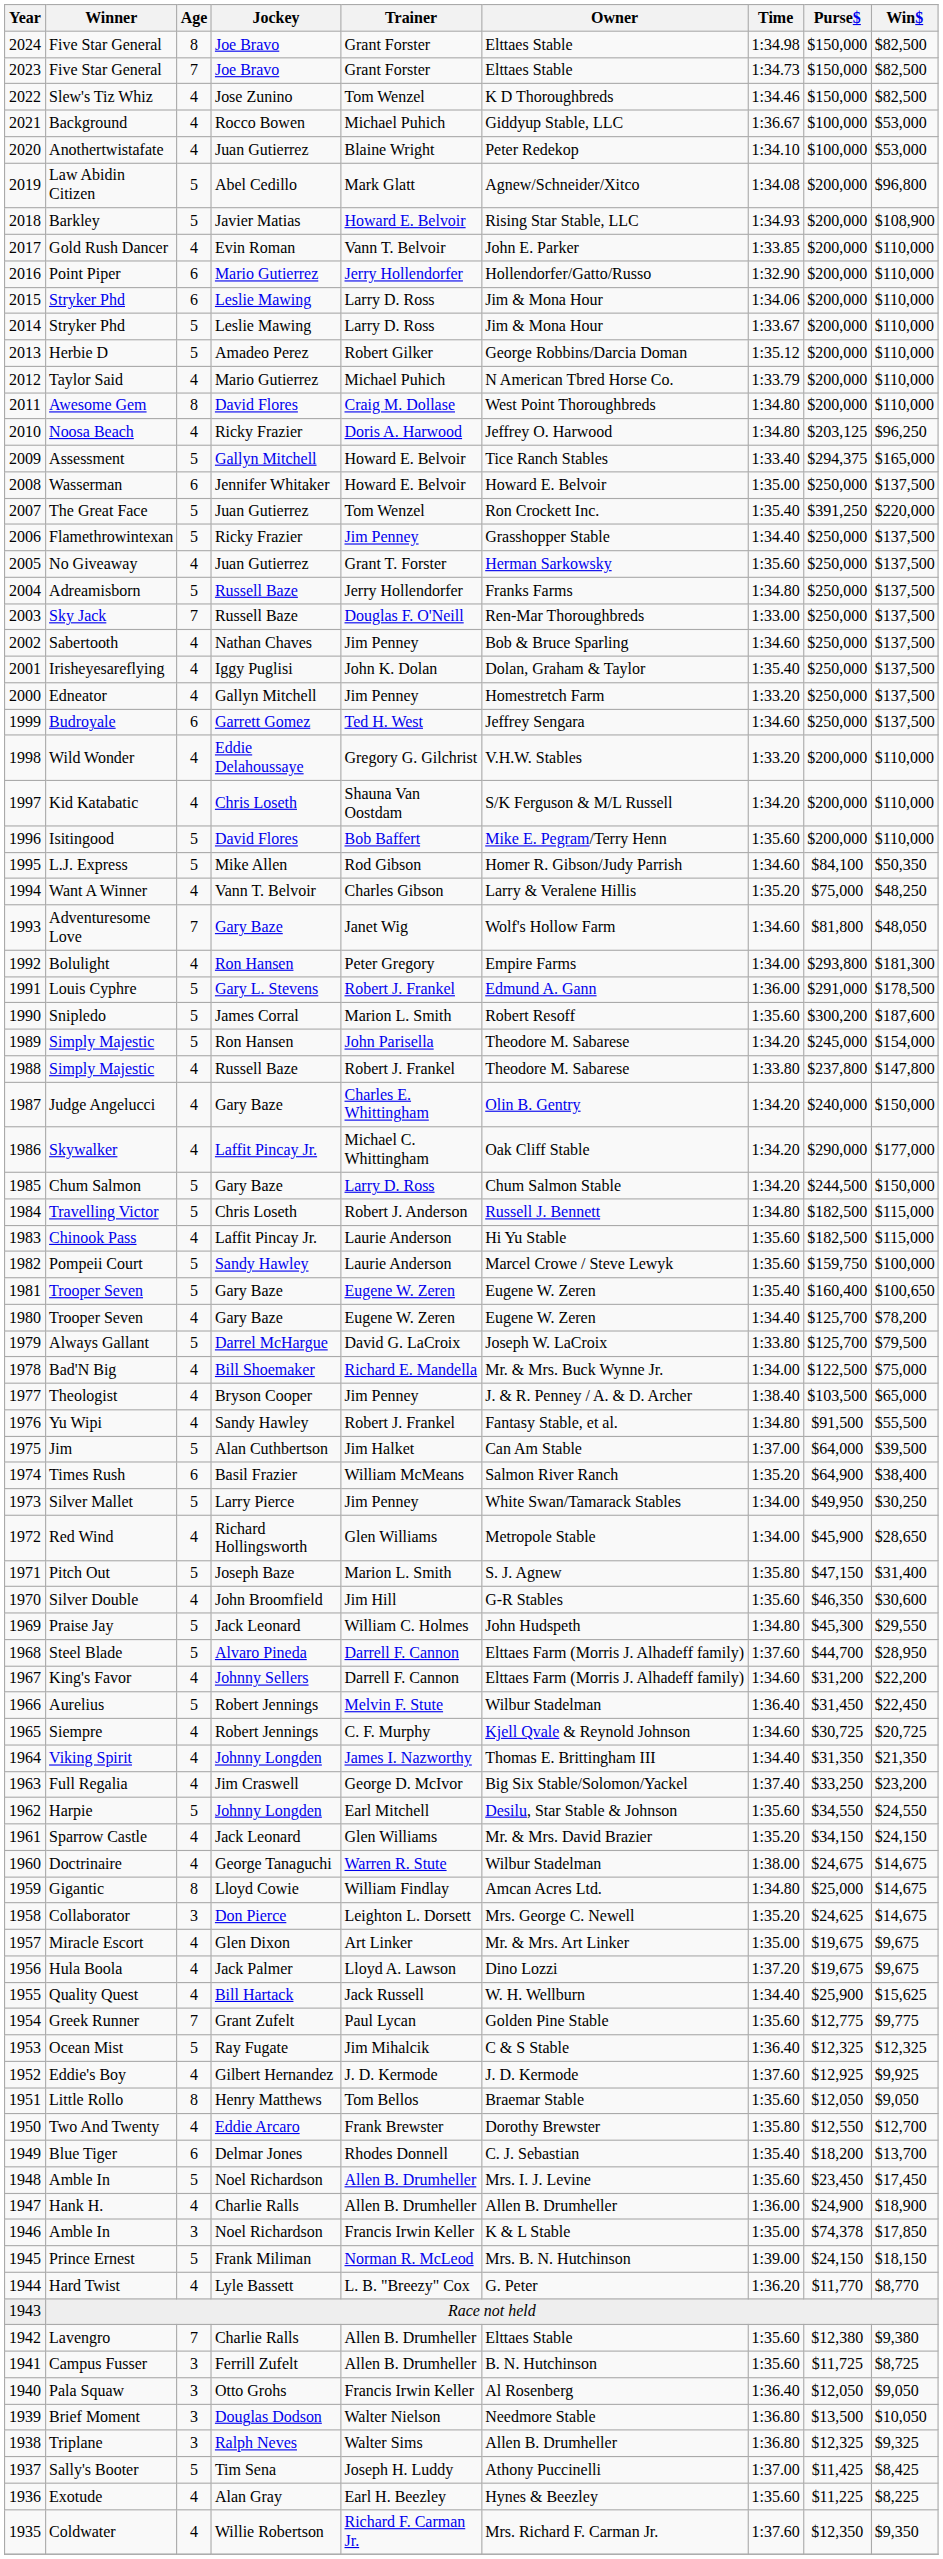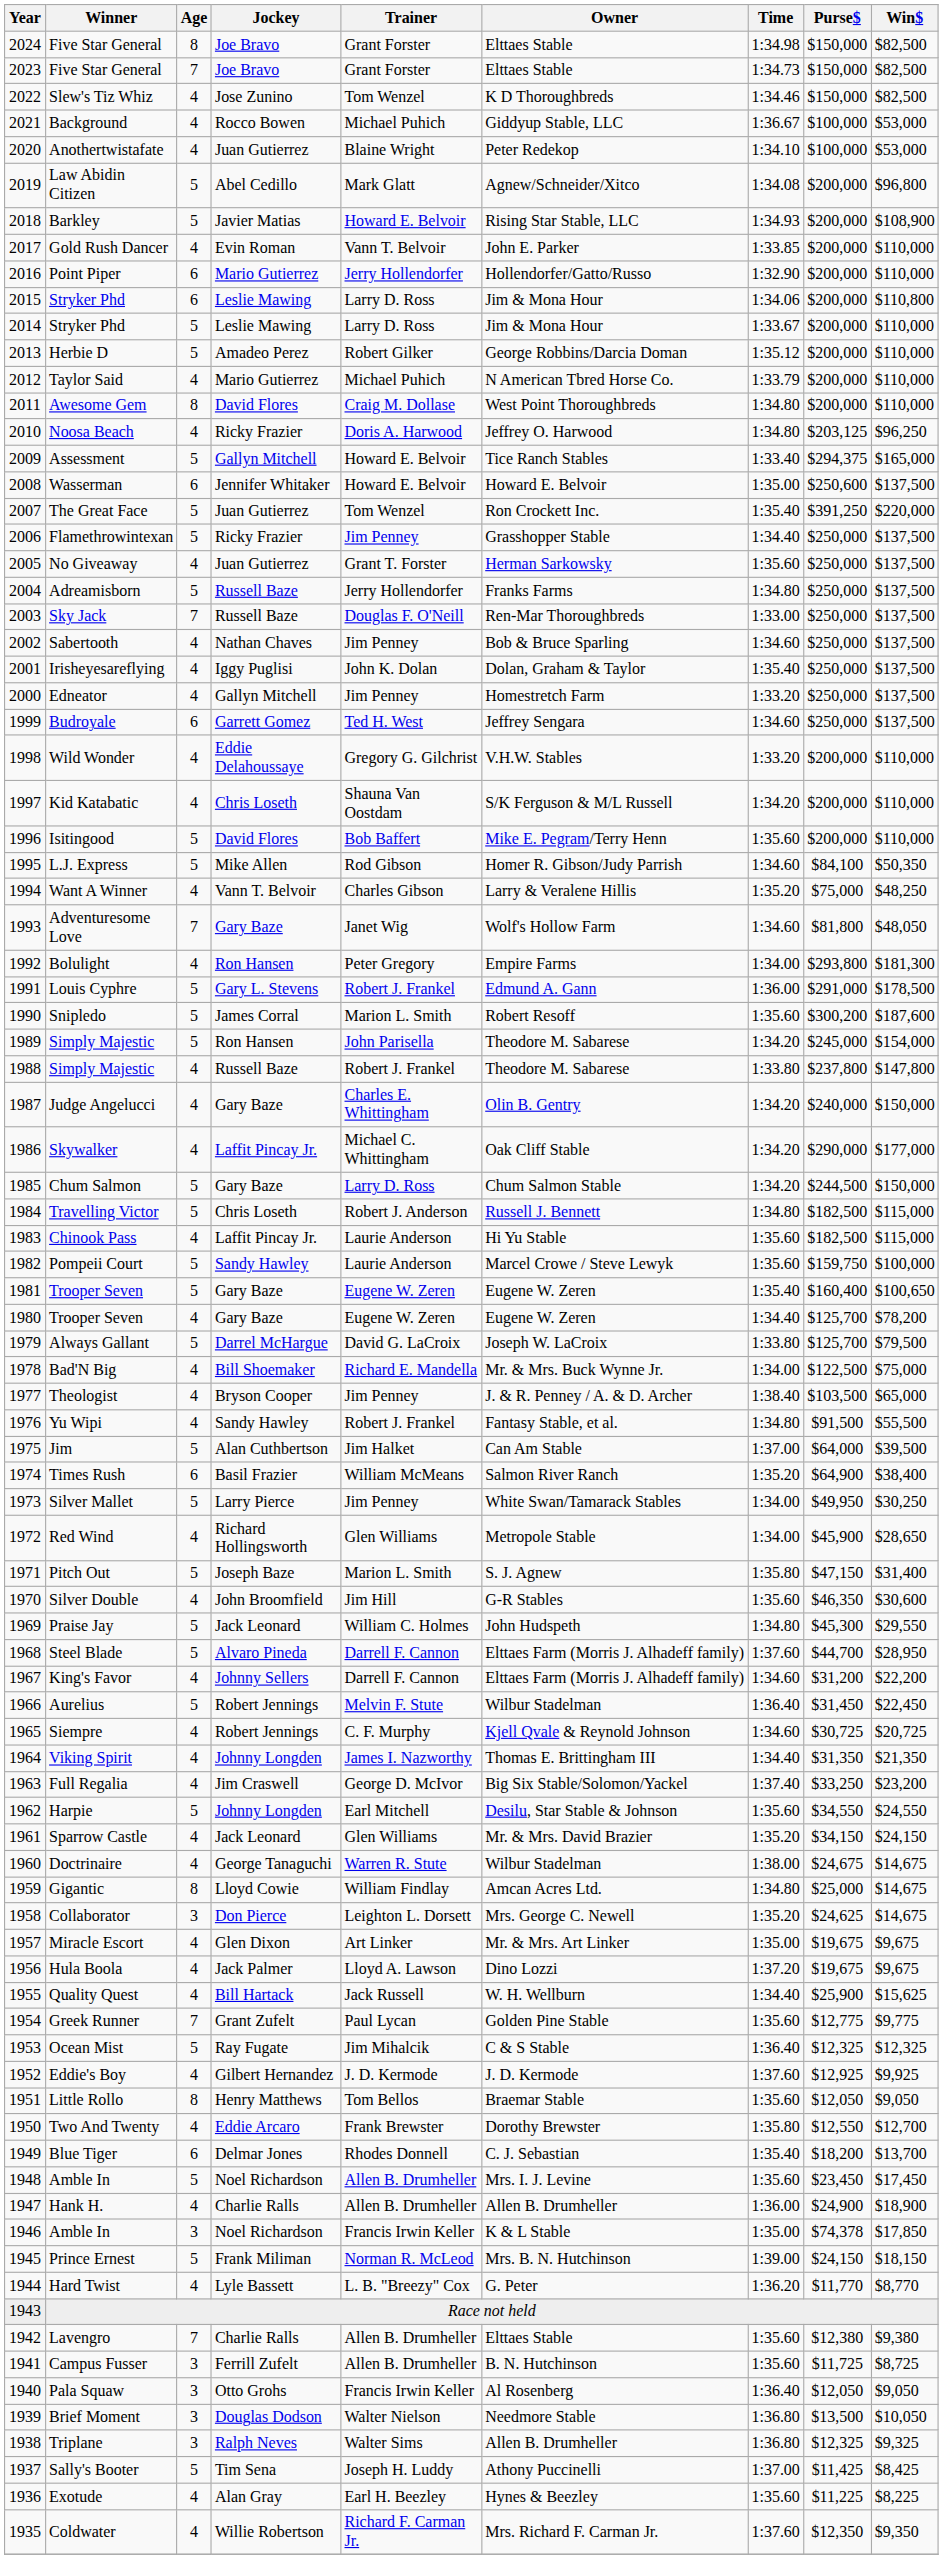(904, 300) $110,000 -> (904, 300) $110,800
(837, 485) $250,000 -> (837, 485) $250,600
